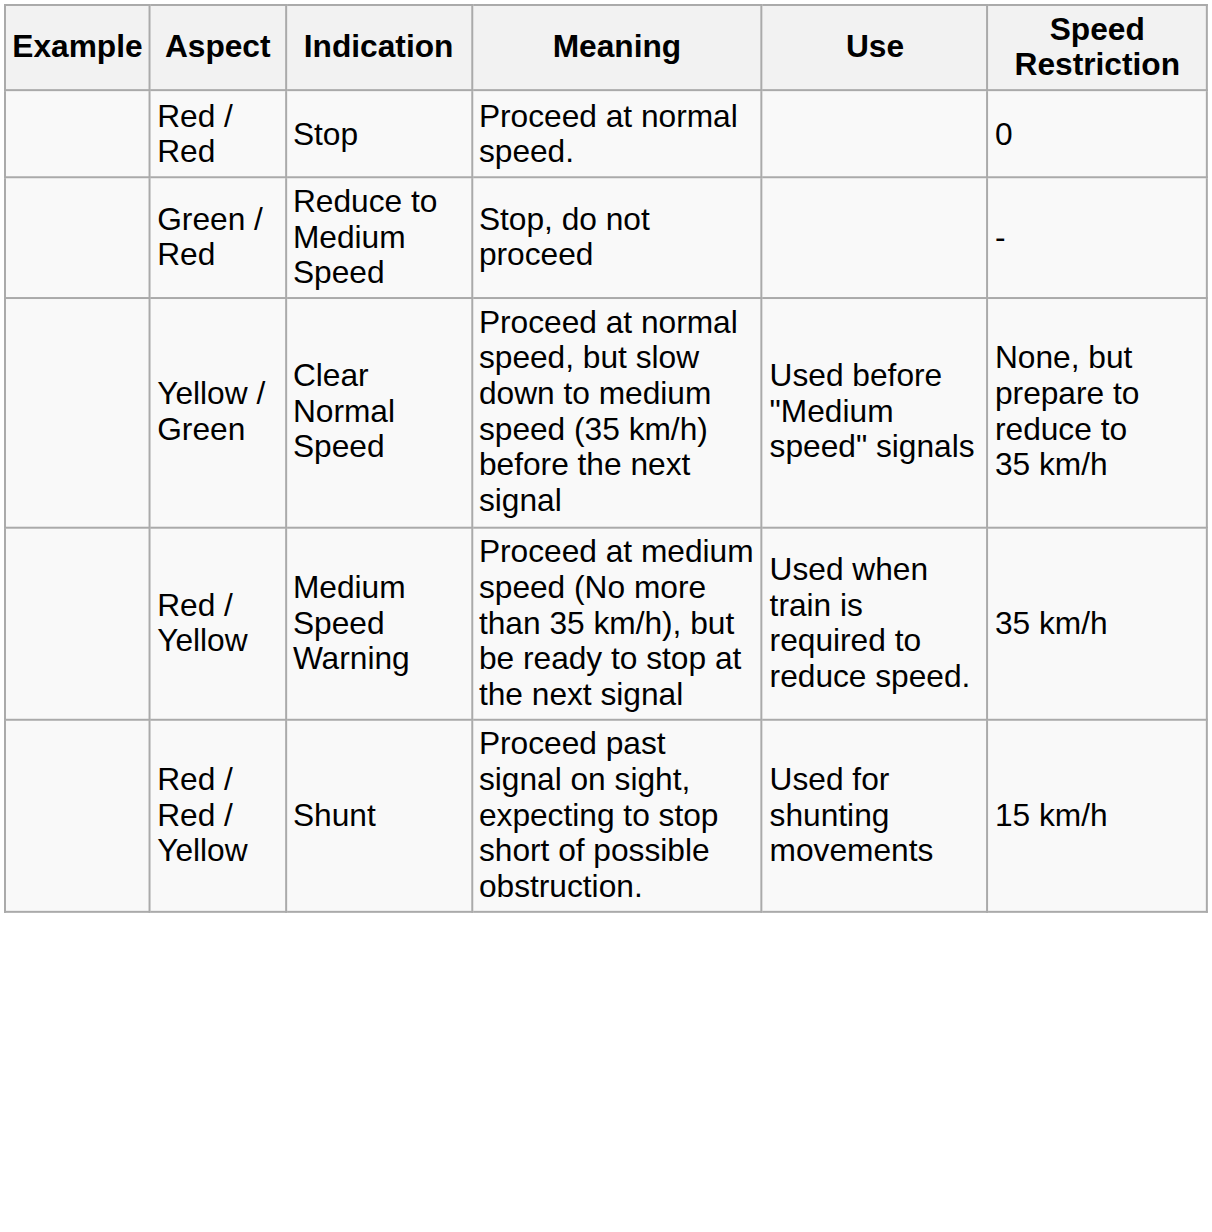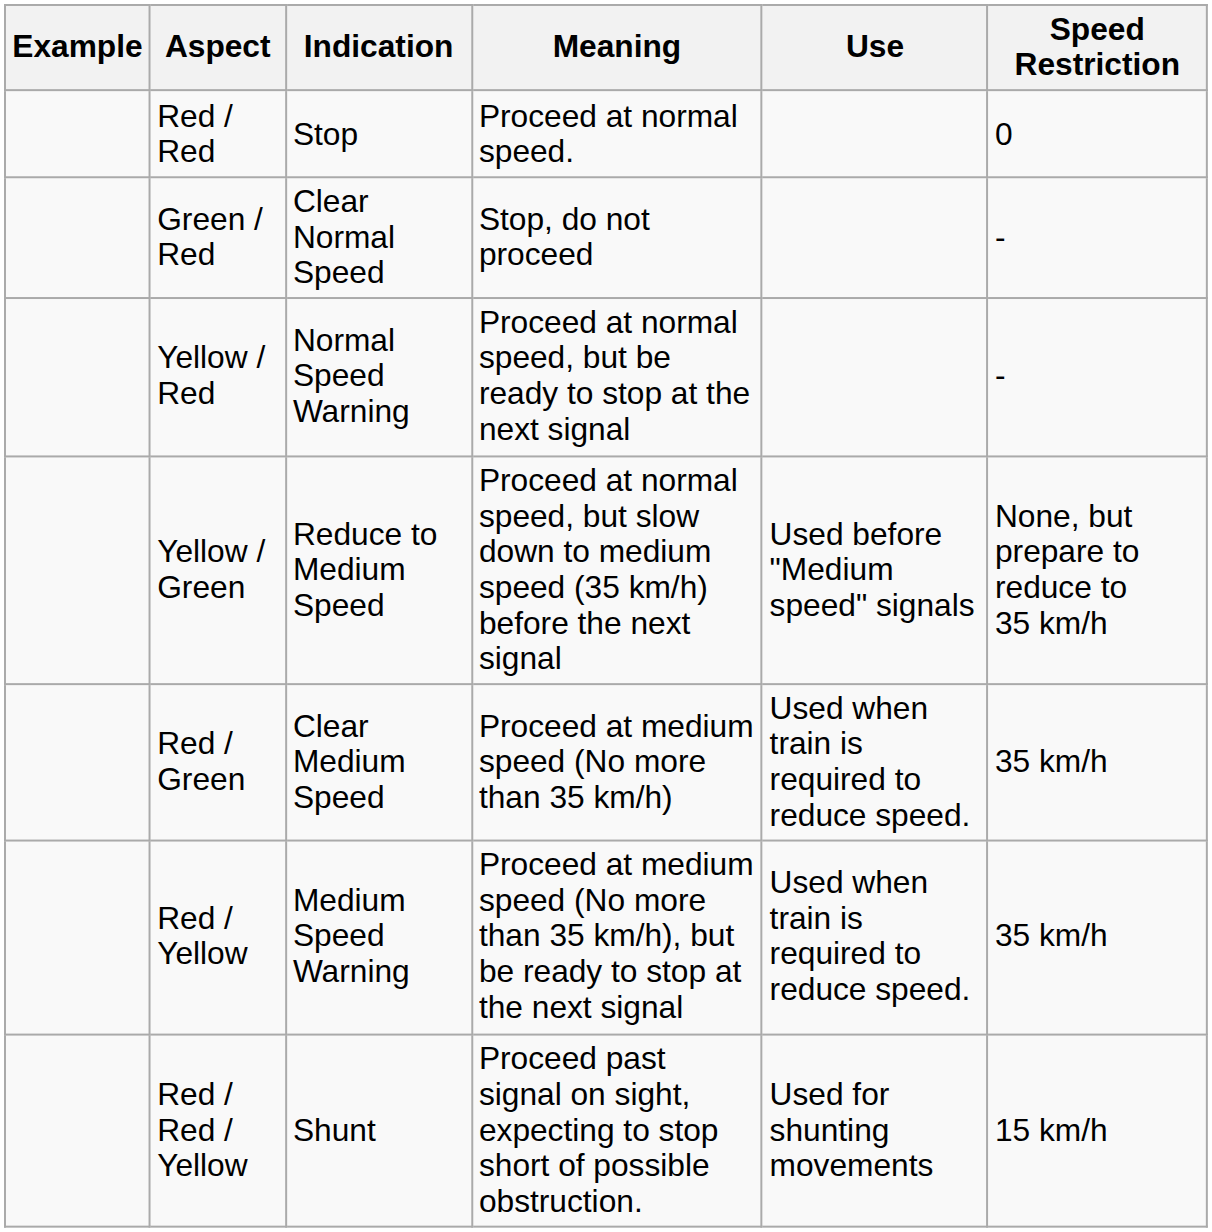(365, 237) Reduce to Medium Speed -> (344, 237) Clear Normal Speed
+ row: (211, 376)
(344, 412) Clear Normal Speed -> (365, 569) Reduce to Medium Speed
+ row: (201, 761)
